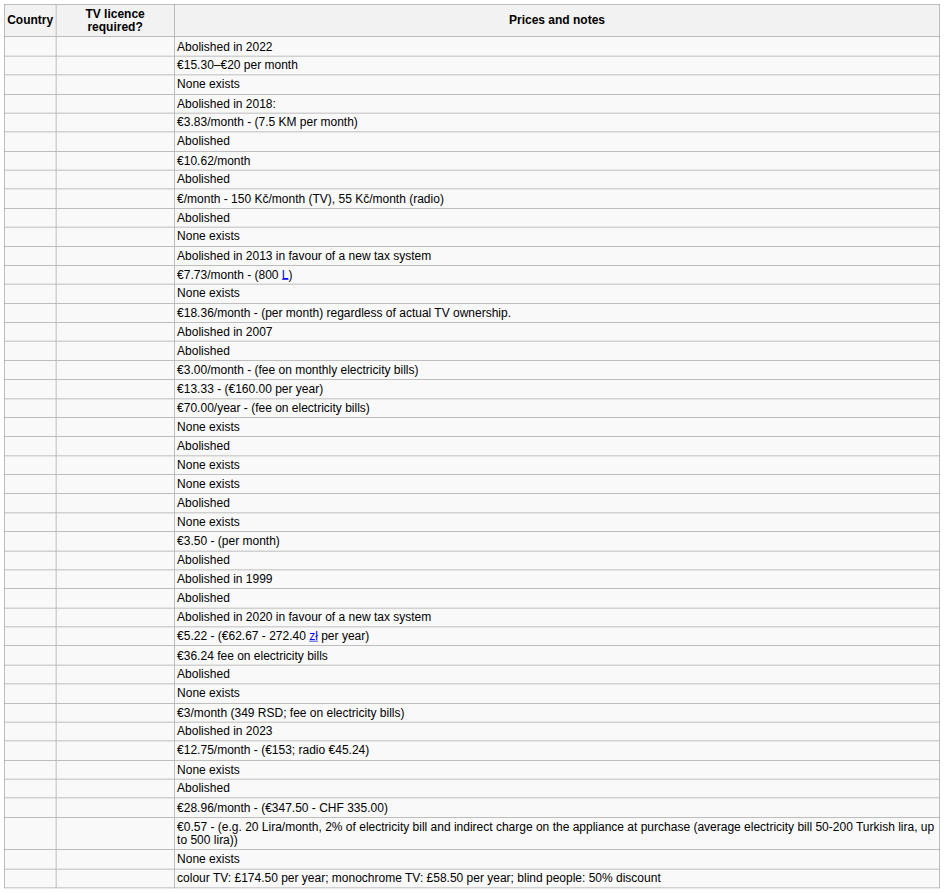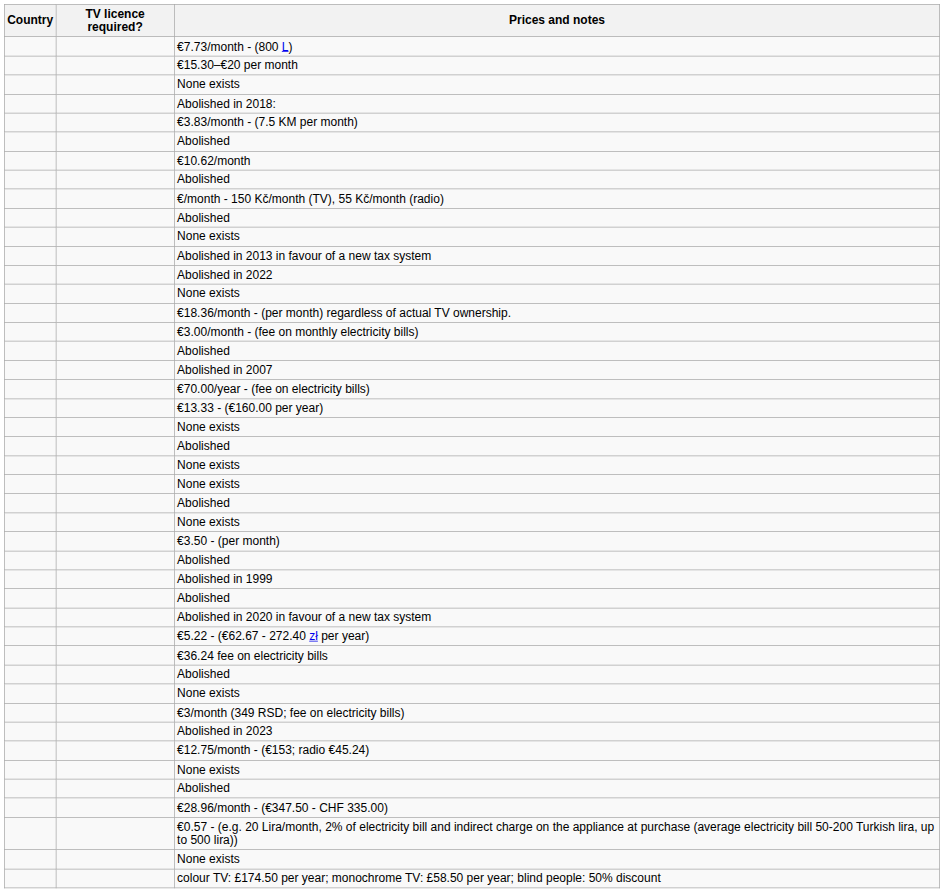rows swapped: (30, 275) <-> (30, 46)
rows swapped: (30, 370) <-> (30, 332)
rows swapped: (30, 389) <-> (30, 408)
